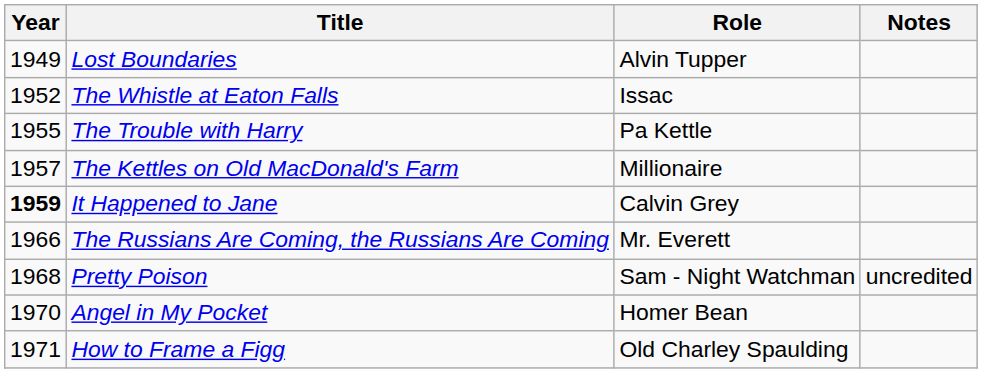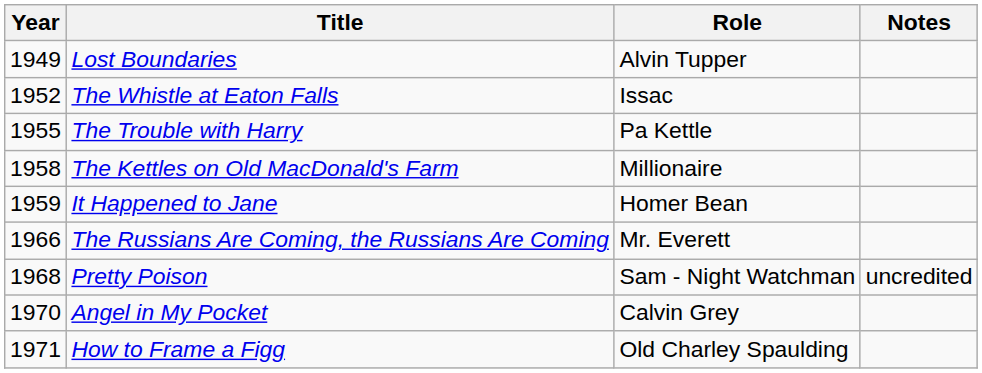(35, 167) 1957 -> (35, 167) 1958
(35, 204) bold -> (35, 204) normal
(679, 204) Calvin Grey -> (684, 204) Homer Bean
(684, 312) Homer Bean -> (679, 312) Calvin Grey
